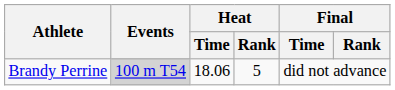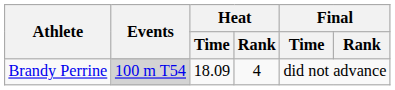(212, 71) 18.06 -> (212, 71) 18.09
(257, 71) 5 -> (257, 71) 4
